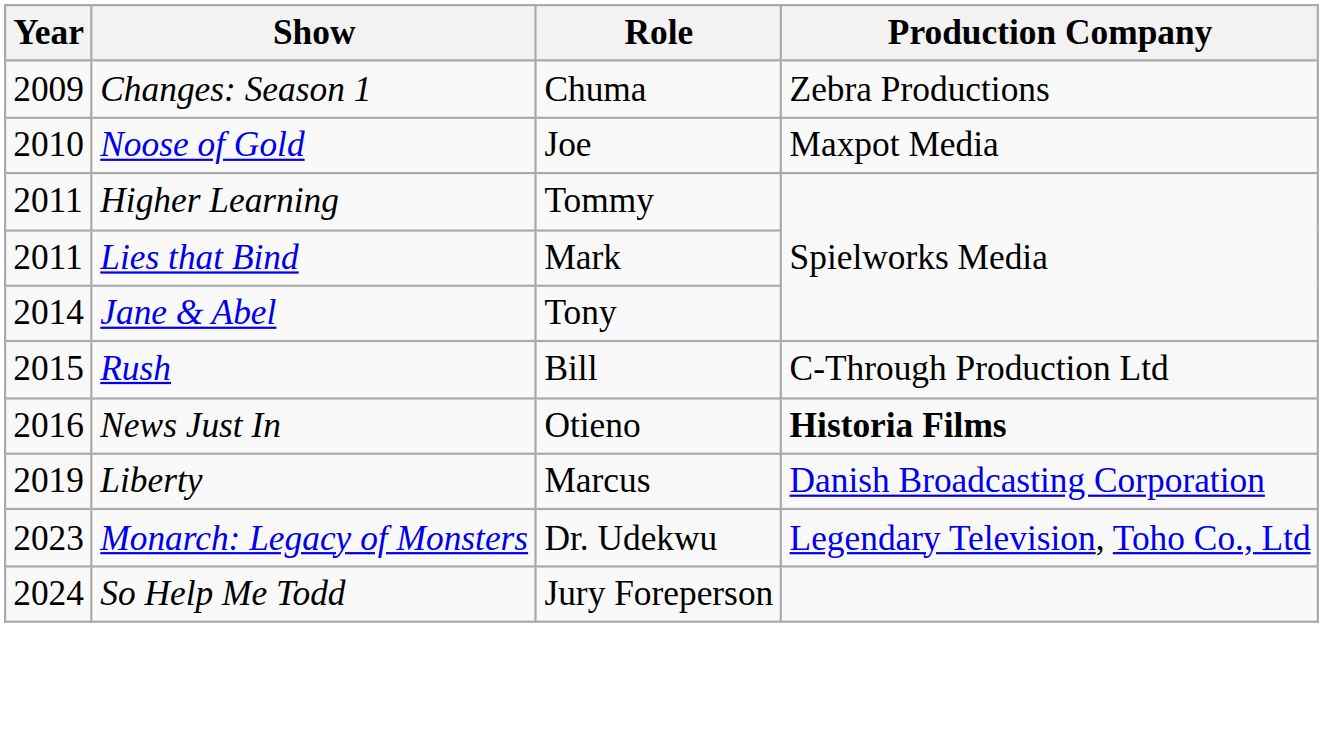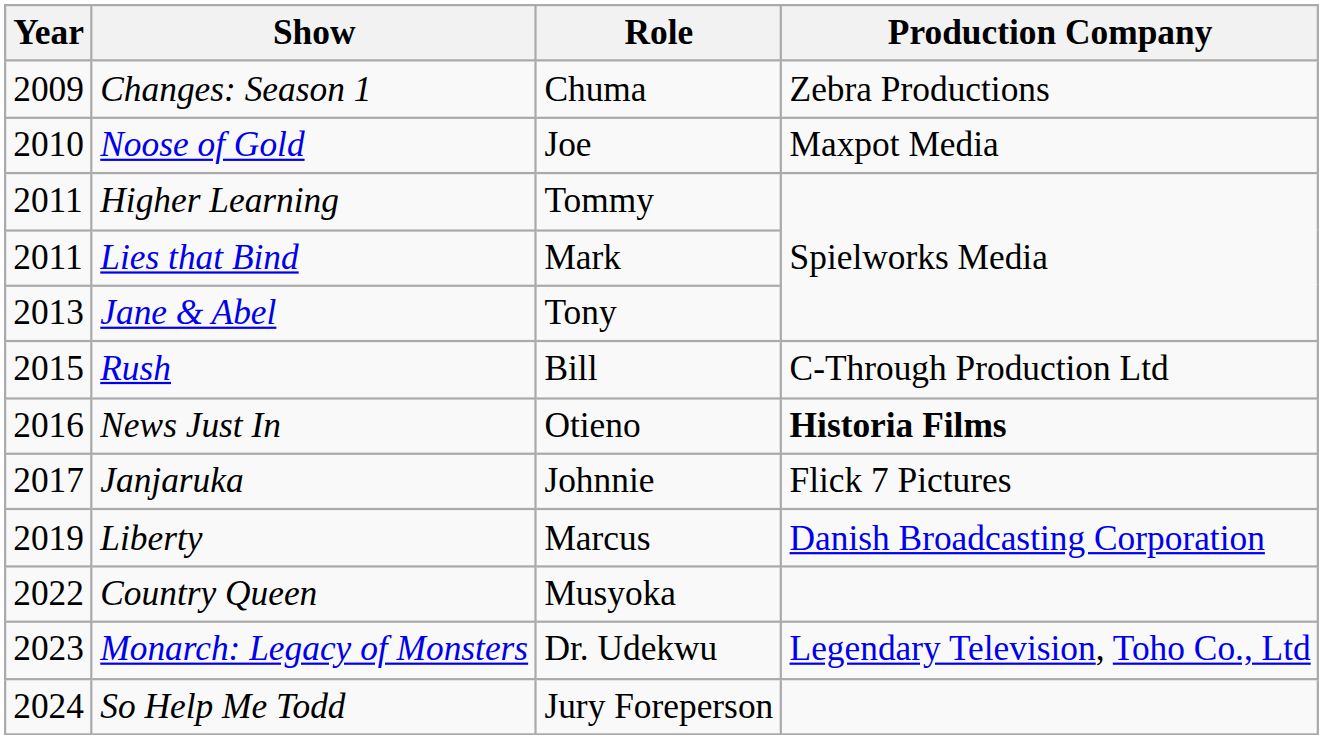(49, 312) 2014 -> (49, 312) 2013
+ row: (172, 481)
+ row: (209, 593)
